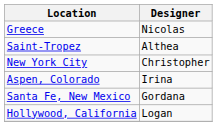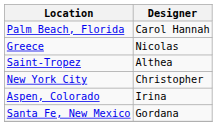+ row: (66, 30)
- row: (72, 113)
